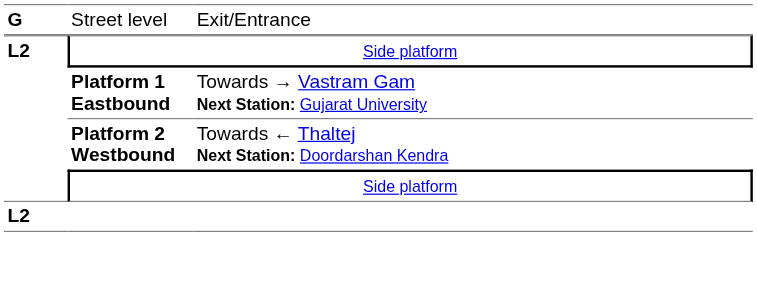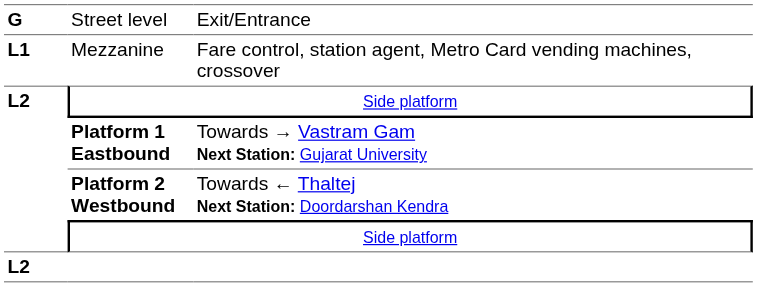+ row: (118, 49)
